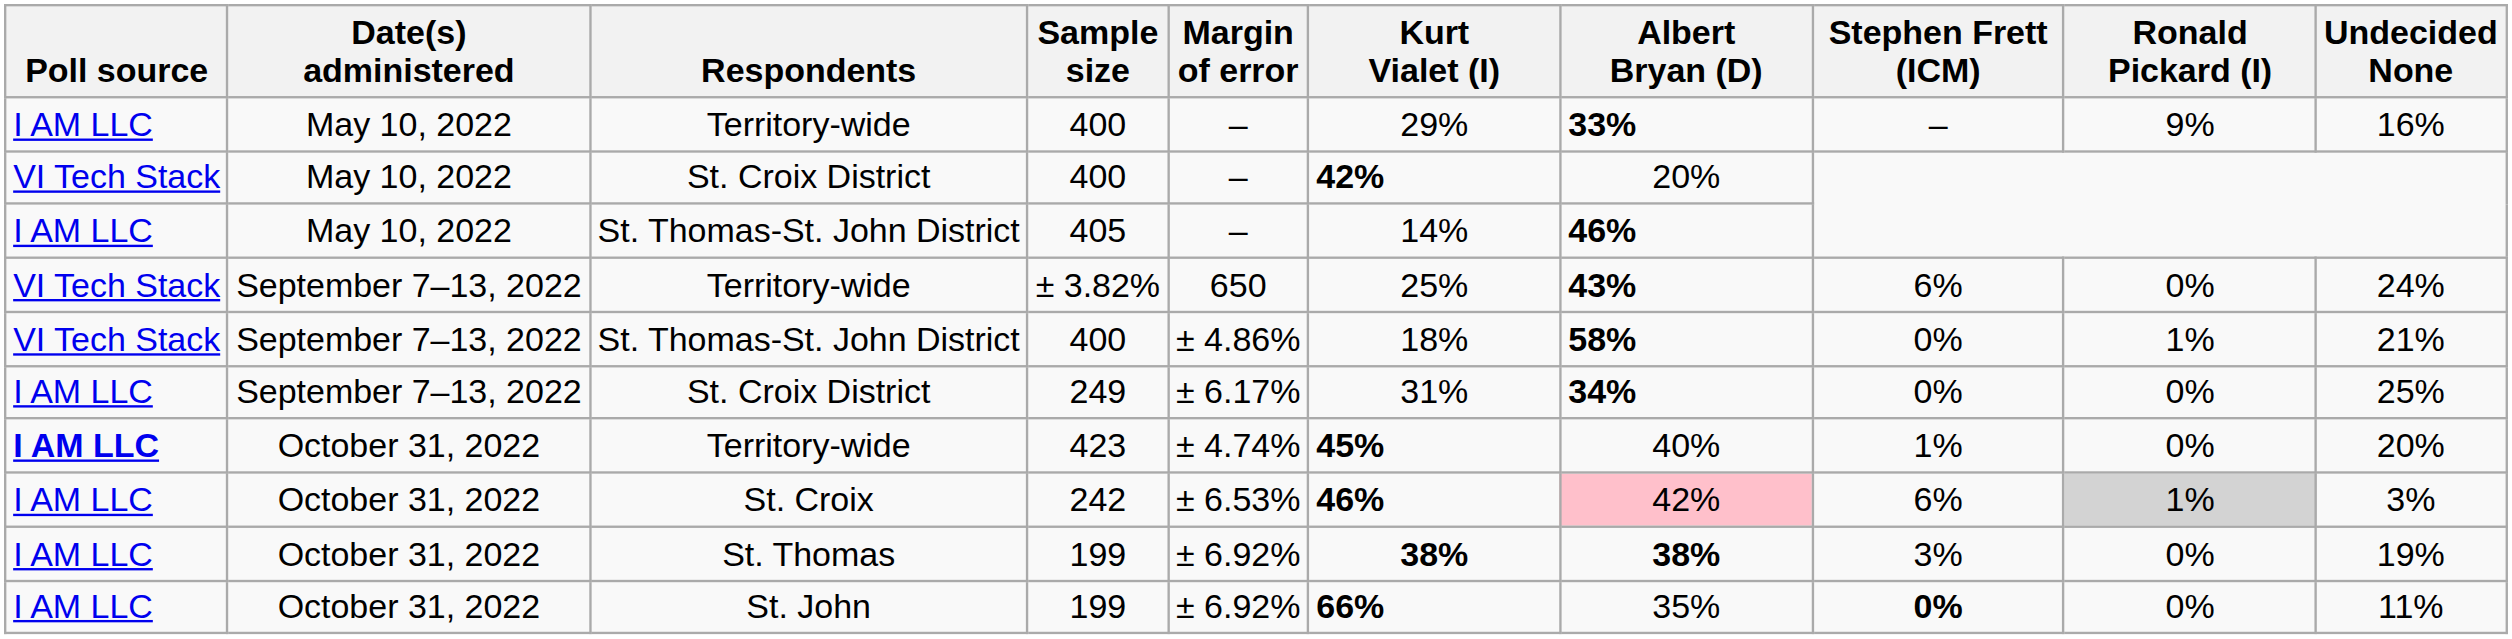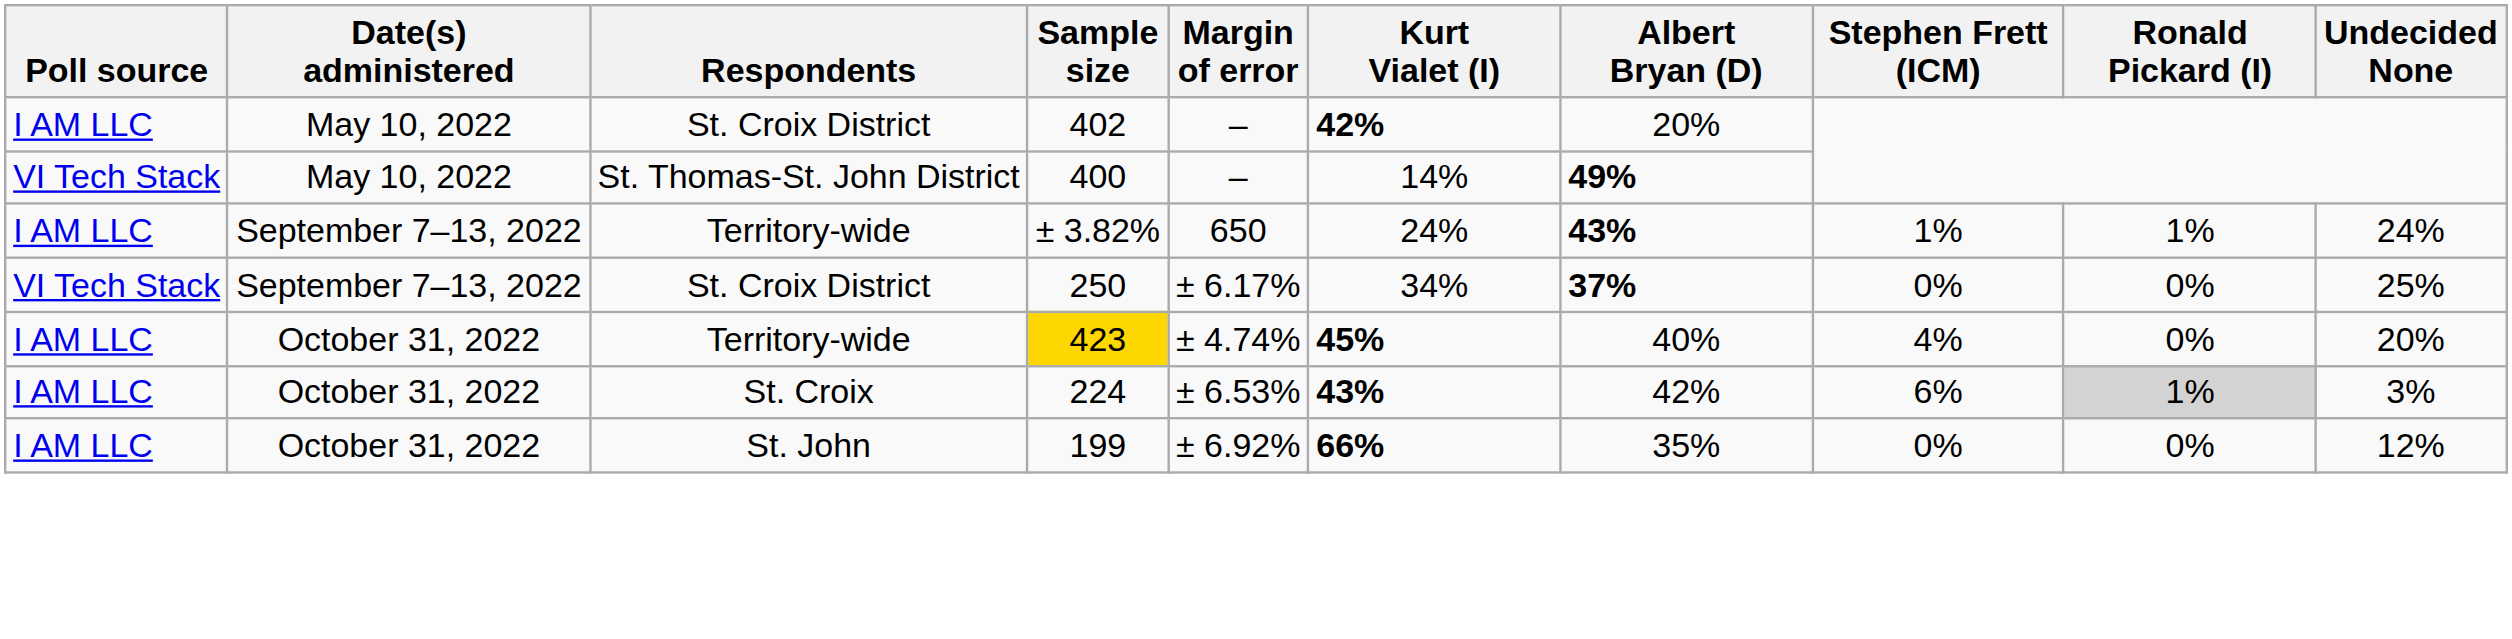- row: (409, 124)
(117, 178) VI Tech Stack -> (83, 124) I AM LLC
(1098, 178) 400 -> (1098, 124) 402
(83, 231) I AM LLC -> (117, 178) VI Tech Stack
(1098, 231) 405 -> (1098, 178) 400
(1602, 231) 46% -> (1602, 178) 49%
(117, 285) VI Tech Stack -> (83, 231) I AM LLC
(1434, 285) 25% -> (1434, 231) 24%
(1938, 285) 6% -> (1938, 231) 1%
(2190, 285) 0% -> (2190, 231) 1%
- row: (409, 339)
(83, 392) I AM LLC -> (117, 285) VI Tech Stack
(1098, 392) 249 -> (1098, 285) 250
(1434, 392) 31% -> (1434, 285) 34%
(1602, 392) 34% -> (1602, 285) 37%
(86, 446) bold -> (83, 339) normal
(1098, 446) no background -> (1098, 339) gold background
(1938, 446) 1% -> (1938, 339) 4%
(1098, 500) 242 -> (1098, 392) 224
(1350, 500) 46% -> (1350, 392) 43%
(1686, 500) pink background -> (1686, 392) no background
- row: (409, 553)
(1938, 607) bold -> (1938, 446) normal
(2411, 607) 11% -> (2411, 446) 12%
